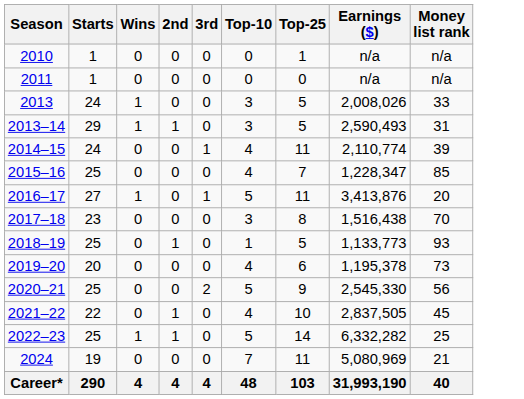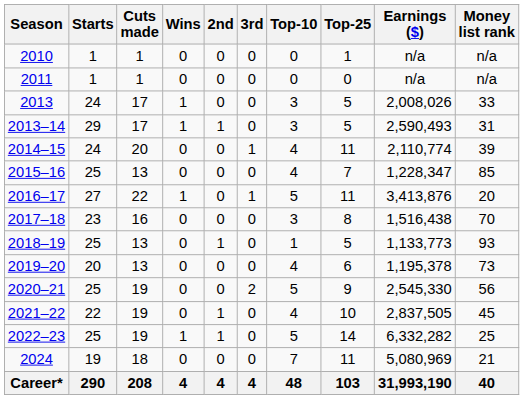+ column: (140, 24)
